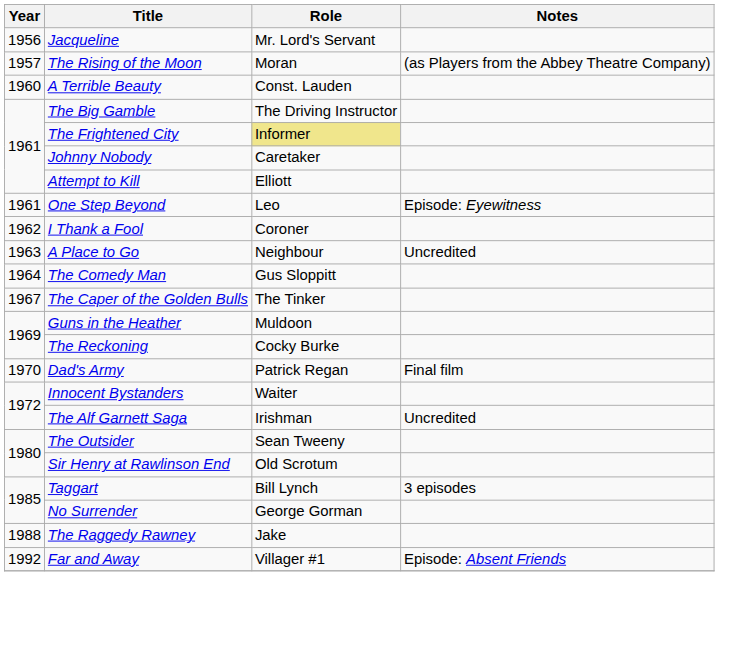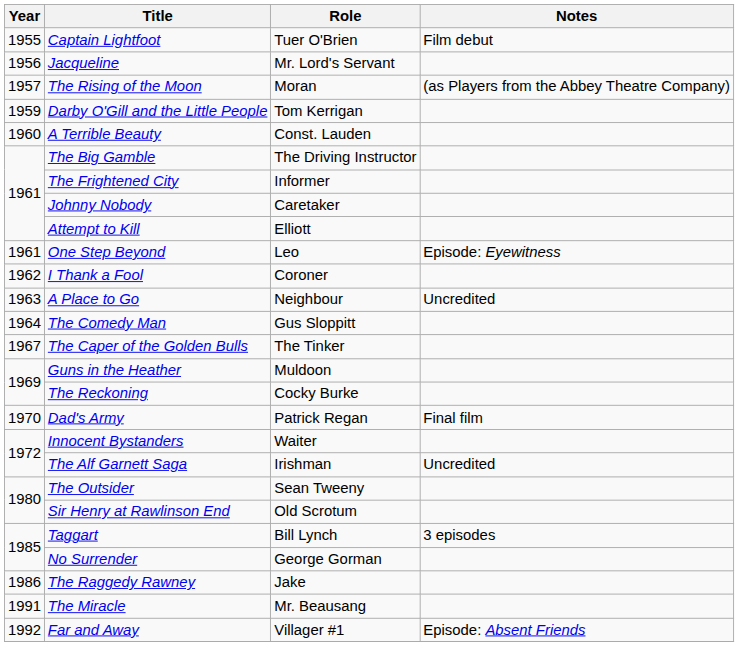+ row: (104, 39)
+ row: (158, 110)
(283, 134) khaki background -> (302, 181) no background
(24, 535) 1988 -> (24, 582) 1986
+ row: (87, 606)
